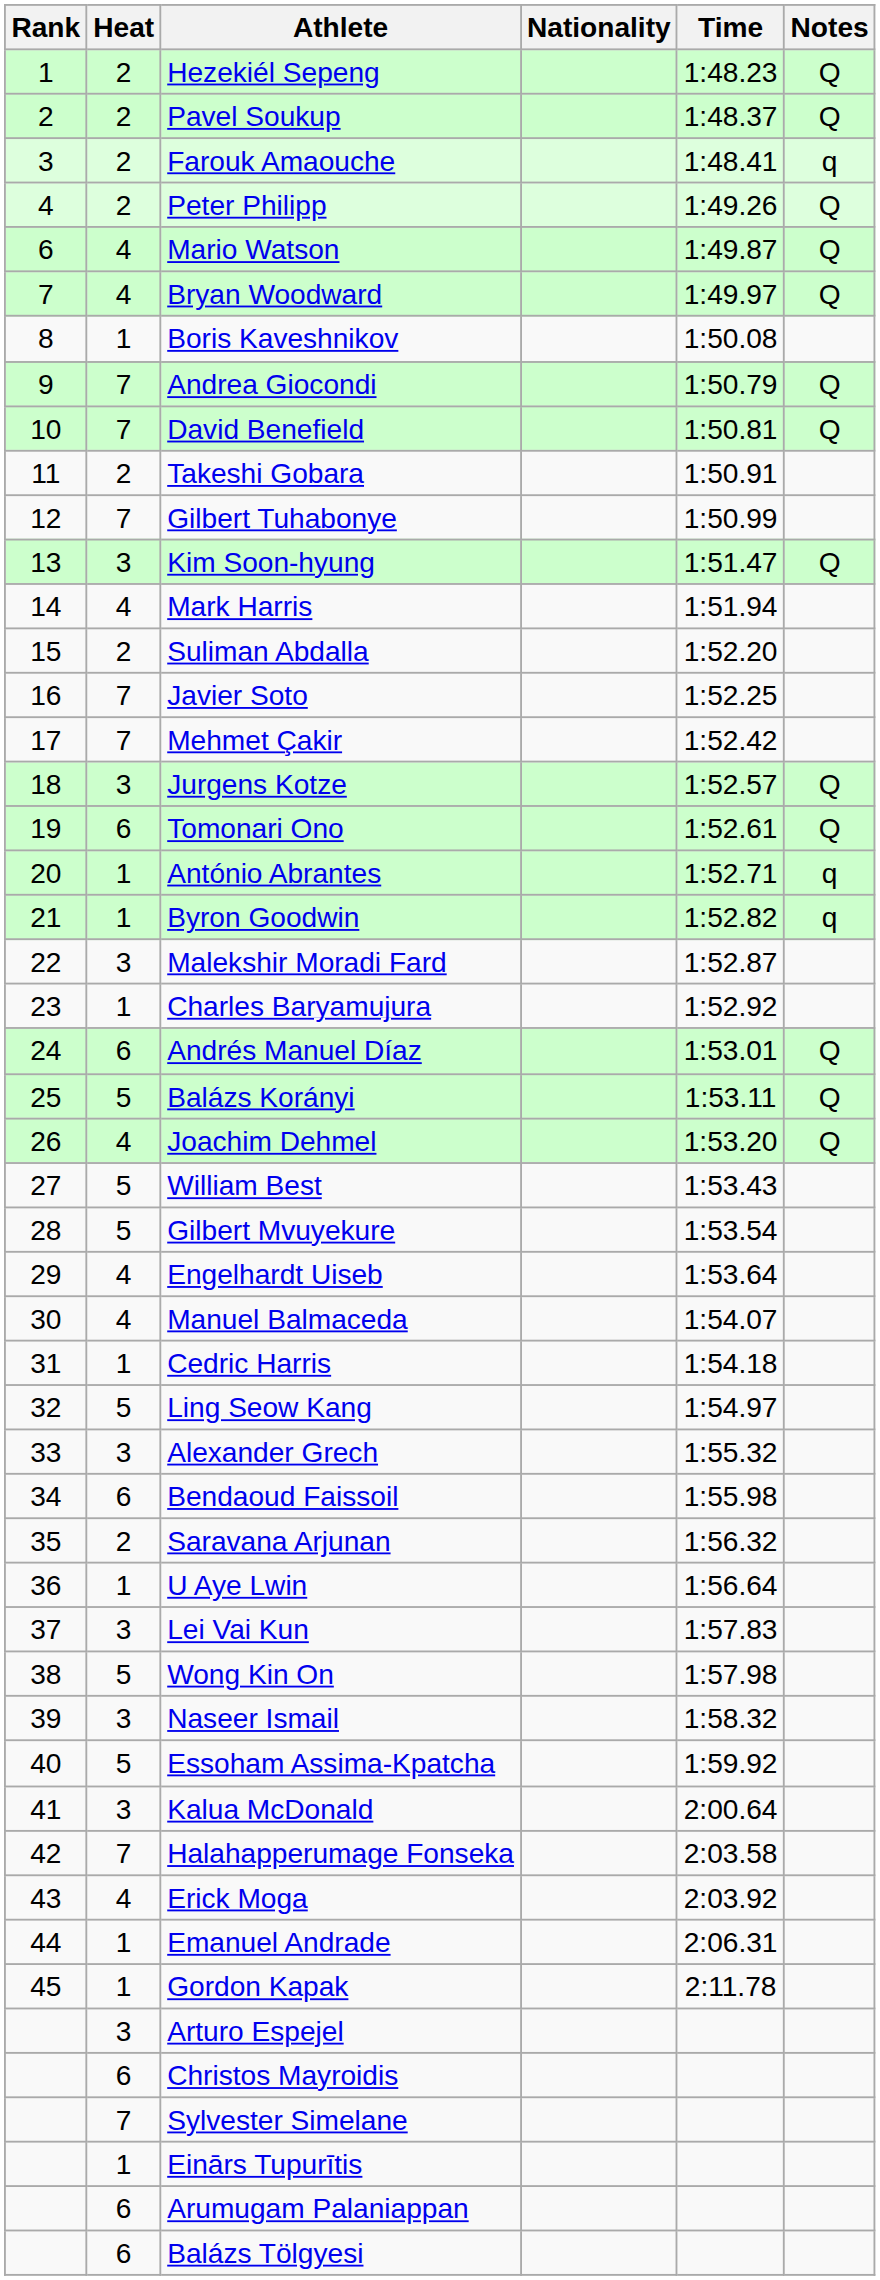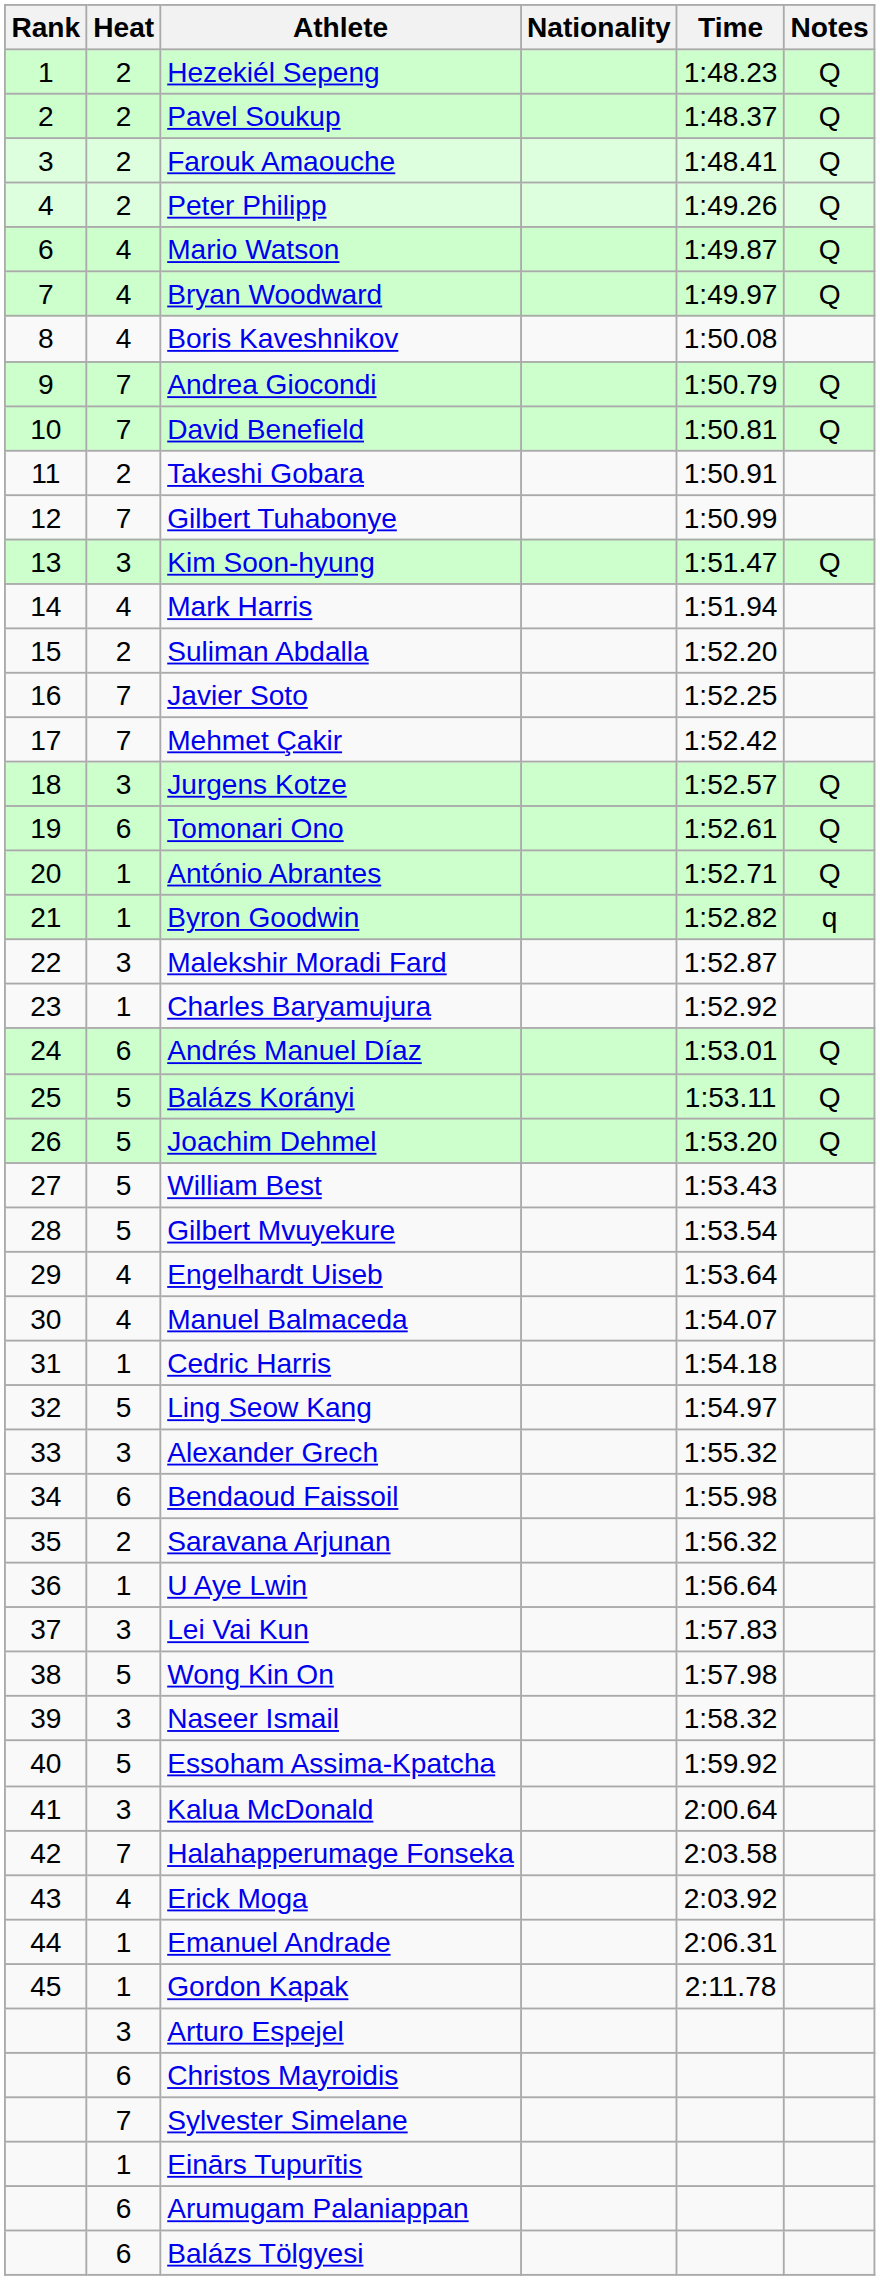(830, 161) q -> (830, 161) Q
(124, 339) 1 -> (124, 339) 4
(830, 873) q -> (830, 873) Q
(124, 1140) 4 -> (124, 1140) 5
